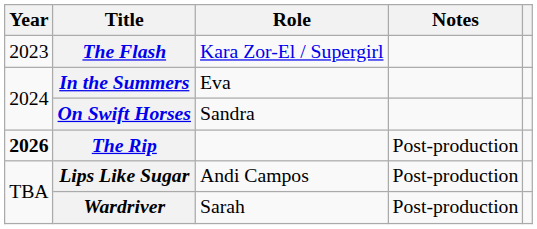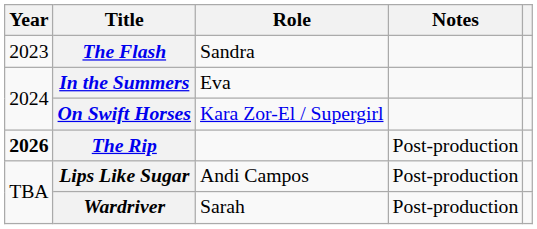(292, 51) Kara Zor-El / Supergirl -> (227, 51) Sandra
(227, 113) Sandra -> (292, 113) Kara Zor-El / Supergirl
